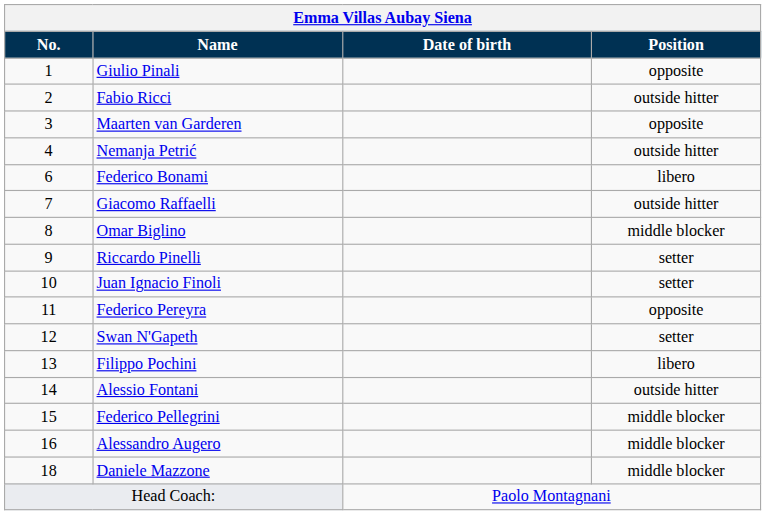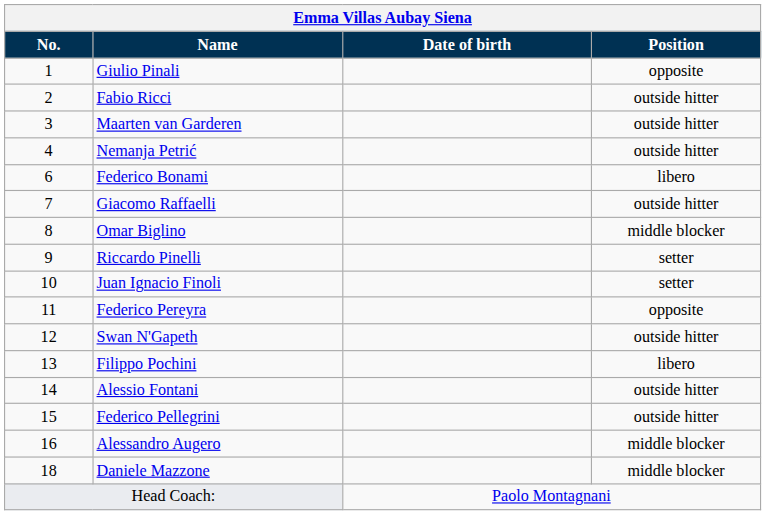(676, 124) opposite -> (676, 124) outside hitter
(676, 337) setter -> (676, 337) outside hitter
(676, 417) middle blocker -> (676, 417) outside hitter
